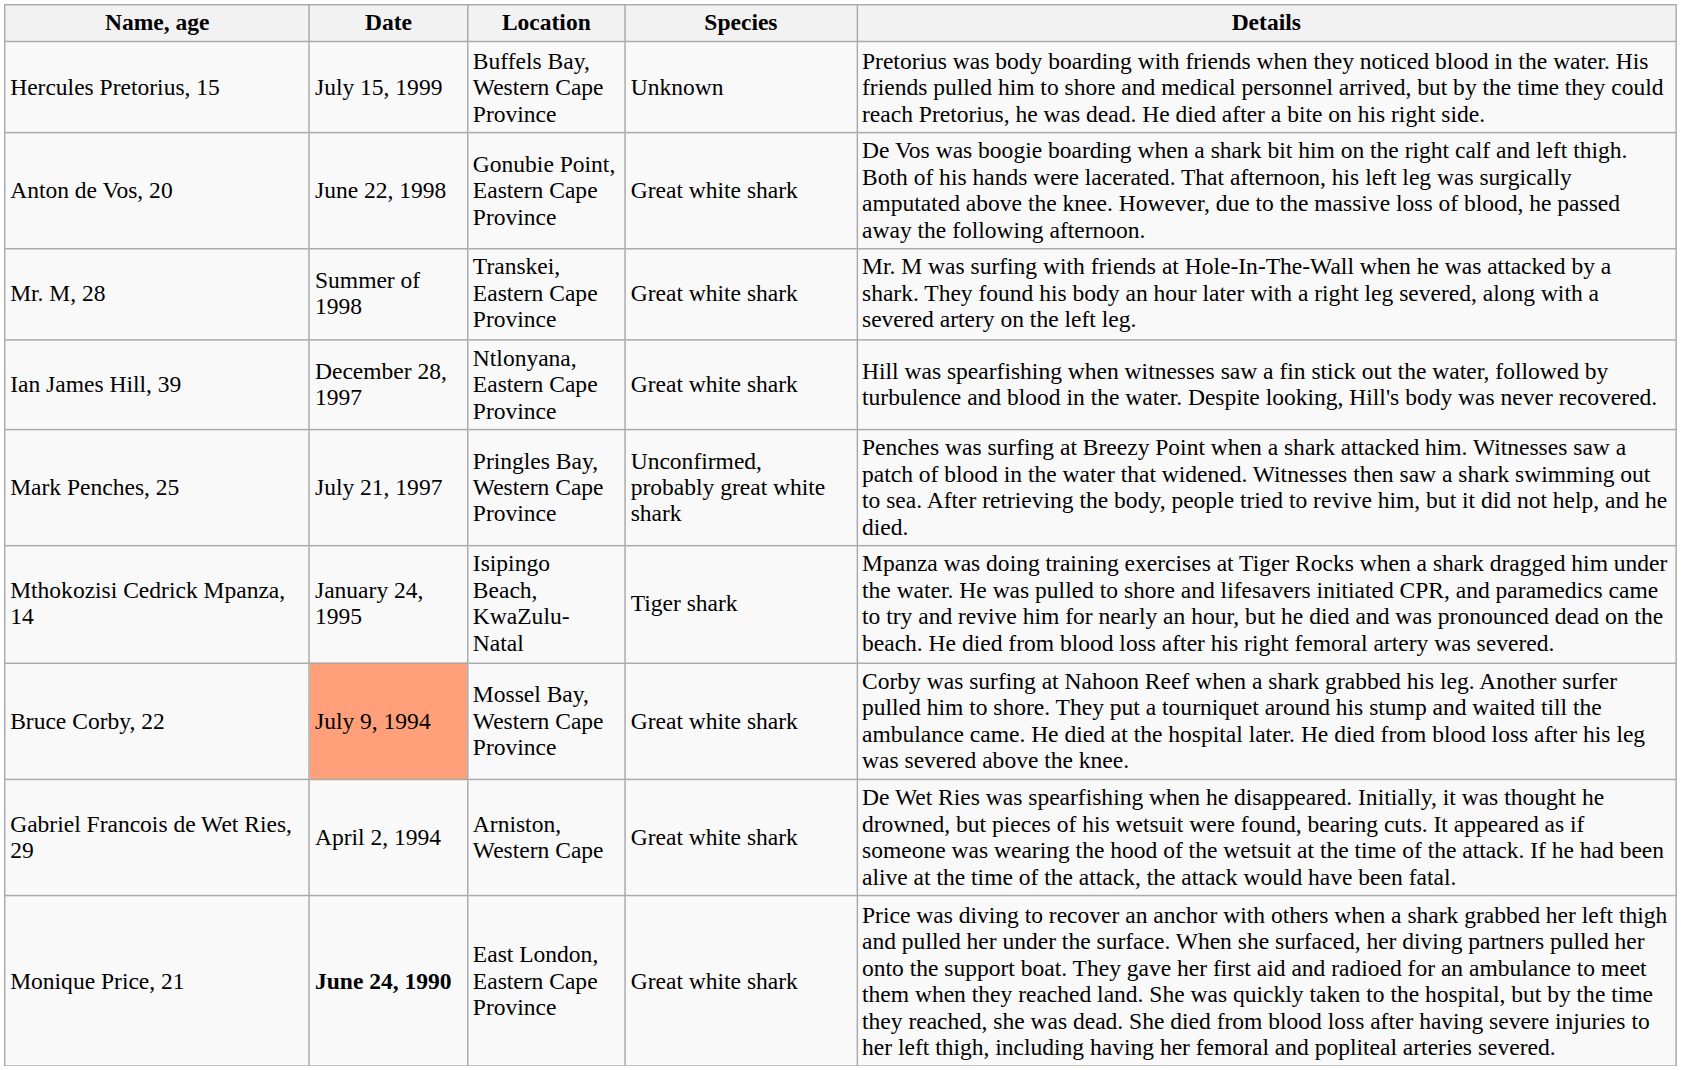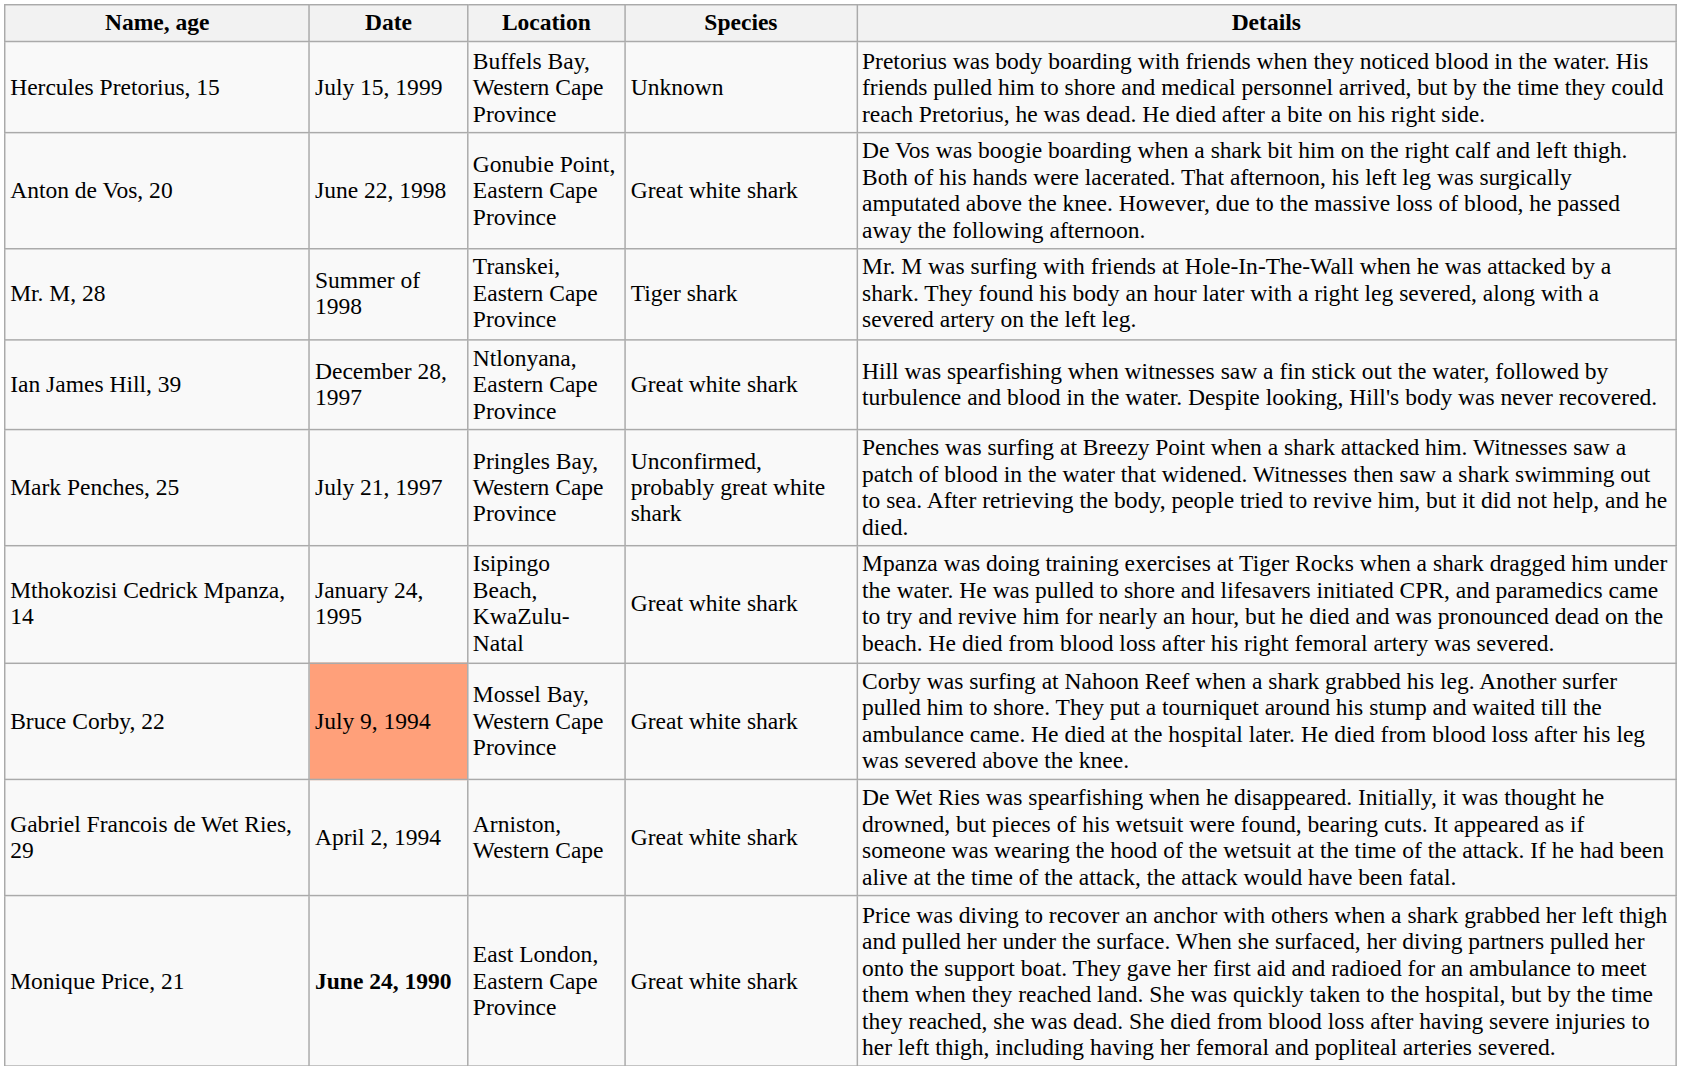(714, 293) Great white shark -> (684, 293) Tiger shark
(684, 604) Tiger shark -> (714, 604) Great white shark
